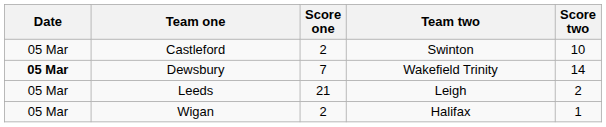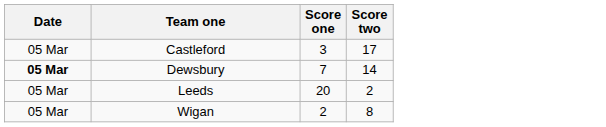- column: (451, 22)
(323, 49) 2 -> (323, 49) 3
(578, 49) 10 -> (370, 49) 17
(323, 91) 21 -> (323, 91) 20
(578, 111) 1 -> (370, 111) 8
